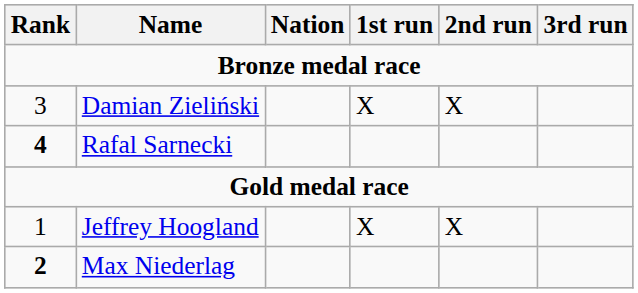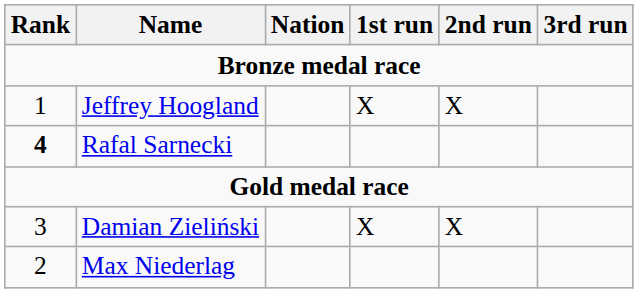rows swapped: (170, 105) <-> (170, 226)
(40, 266) bold -> (40, 266) normal
